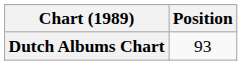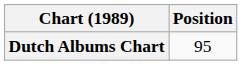(203, 45) 93 -> (203, 45) 95
